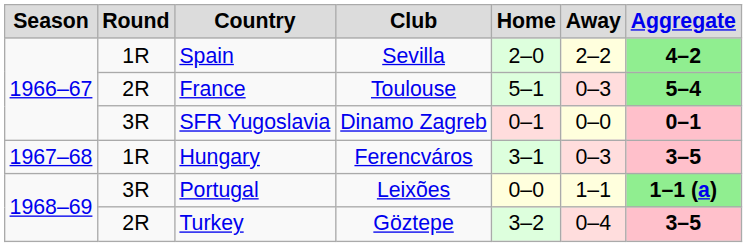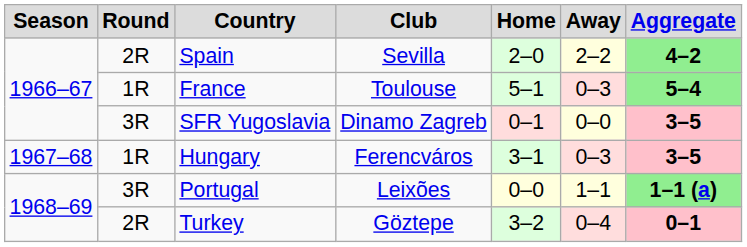(136, 55) 1R -> (136, 55) 2R
(136, 88) 2R -> (136, 88) 1R
(683, 122) 0–1 -> (683, 122) 3–5
(683, 223) 3–5 -> (683, 223) 0–1
